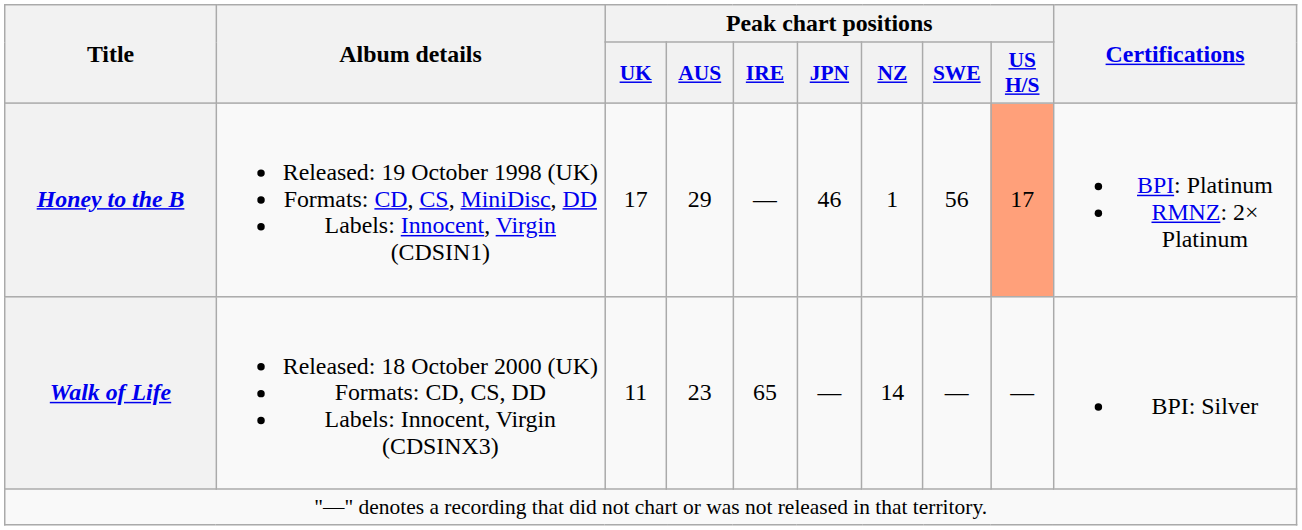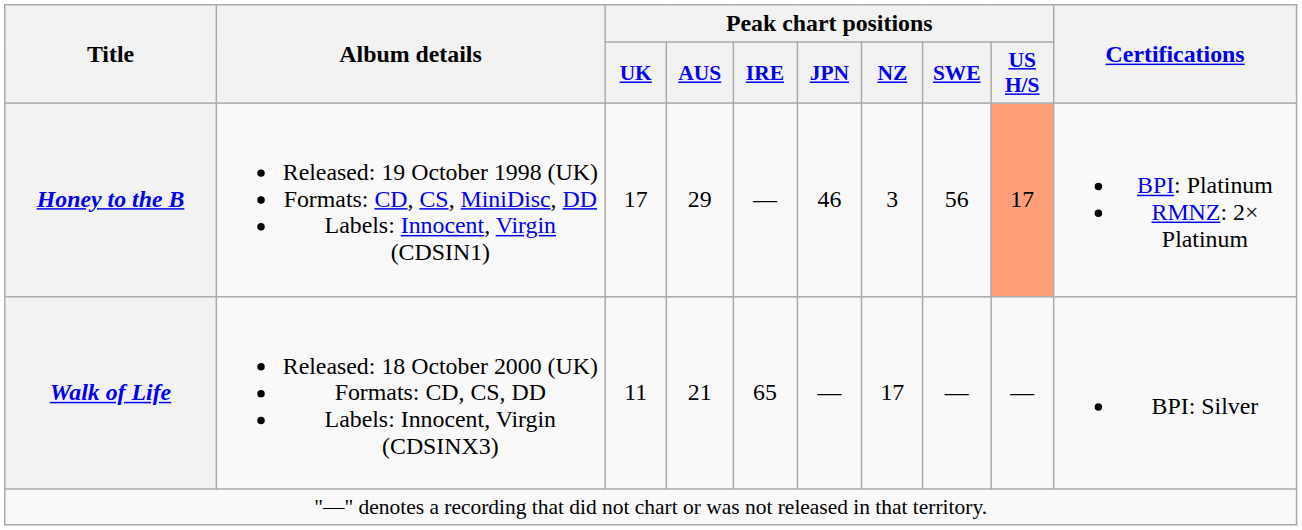(892, 199) 1 -> (892, 199) 3
(700, 392) 23 -> (700, 392) 21
(892, 392) 14 -> (892, 392) 17
